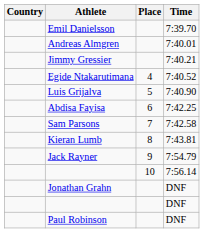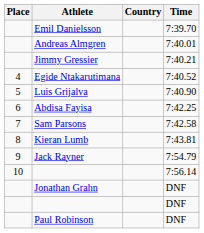columns swapped: (150, 12) <-> (25, 12)
